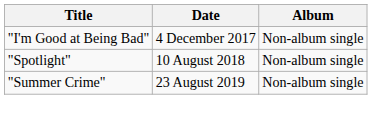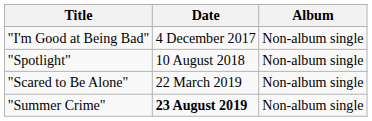+ row: (68, 82)
(200, 82) normal -> (201, 104) bold
